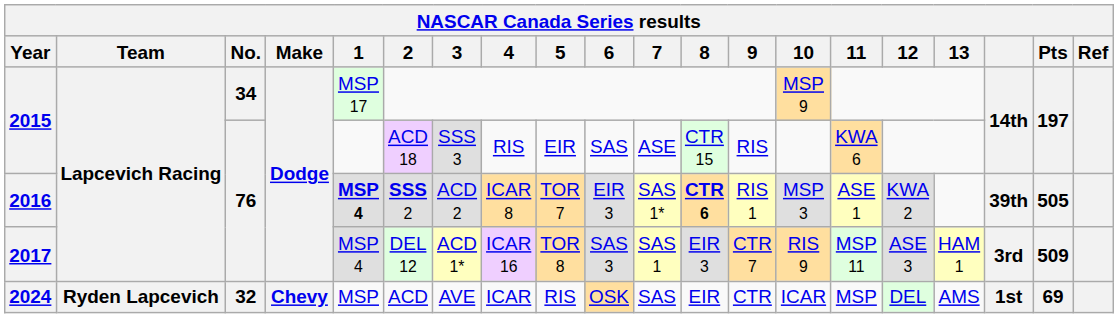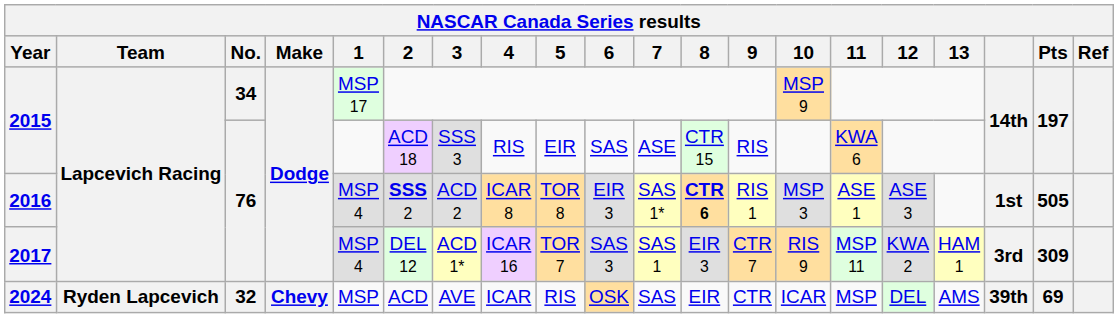(358, 201) bold -> (358, 200) normal
(560, 200) TOR 7 -> (560, 200) TOR 8
(908, 200) KWA 2 -> (908, 200) ASE 3
(1009, 201) 39th -> (1009, 201) 1st
(560, 253) TOR 8 -> (560, 253) TOR 7
(908, 253) ASE 3 -> (908, 253) KWA 2
(1053, 254) 509 -> (1053, 254) 309
(1009, 296) 1st -> (1009, 296) 39th
